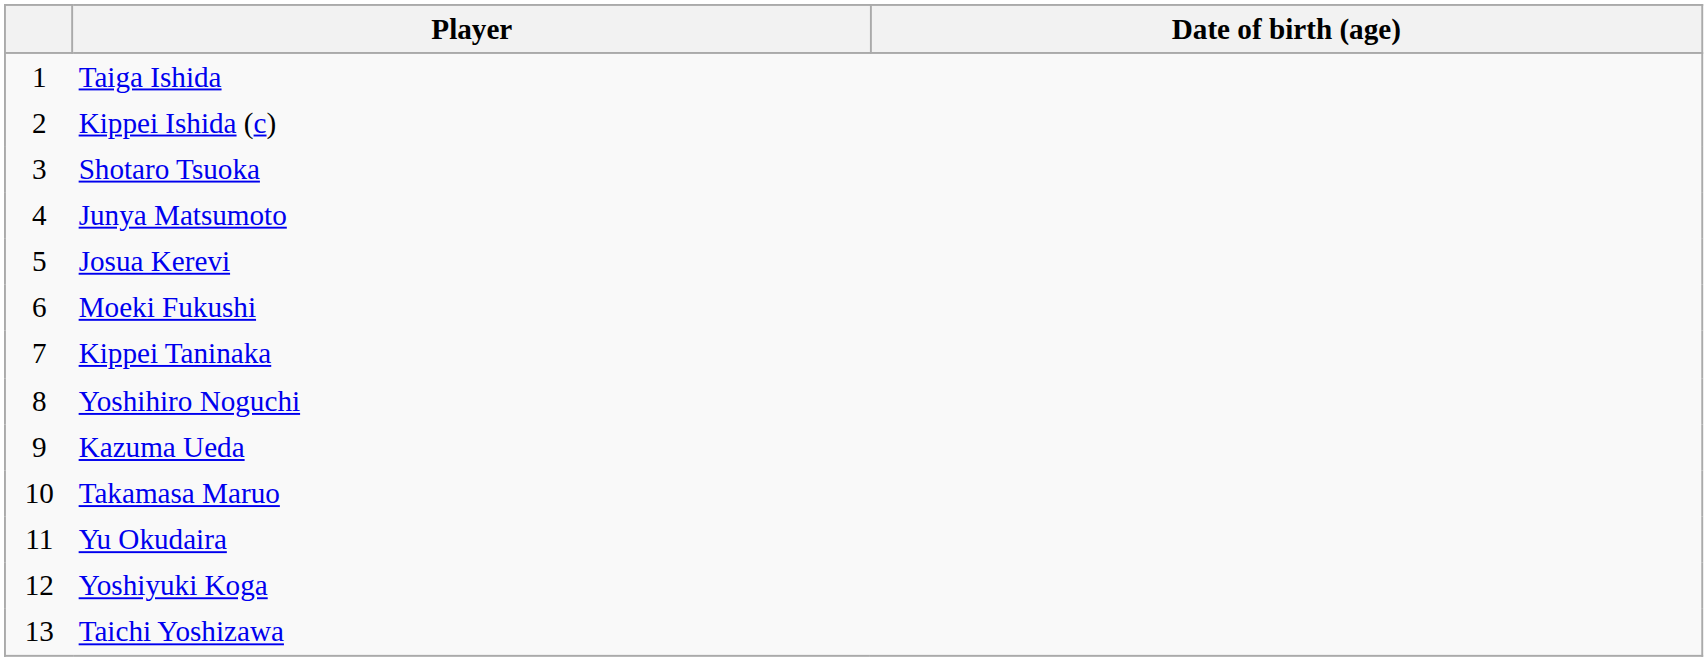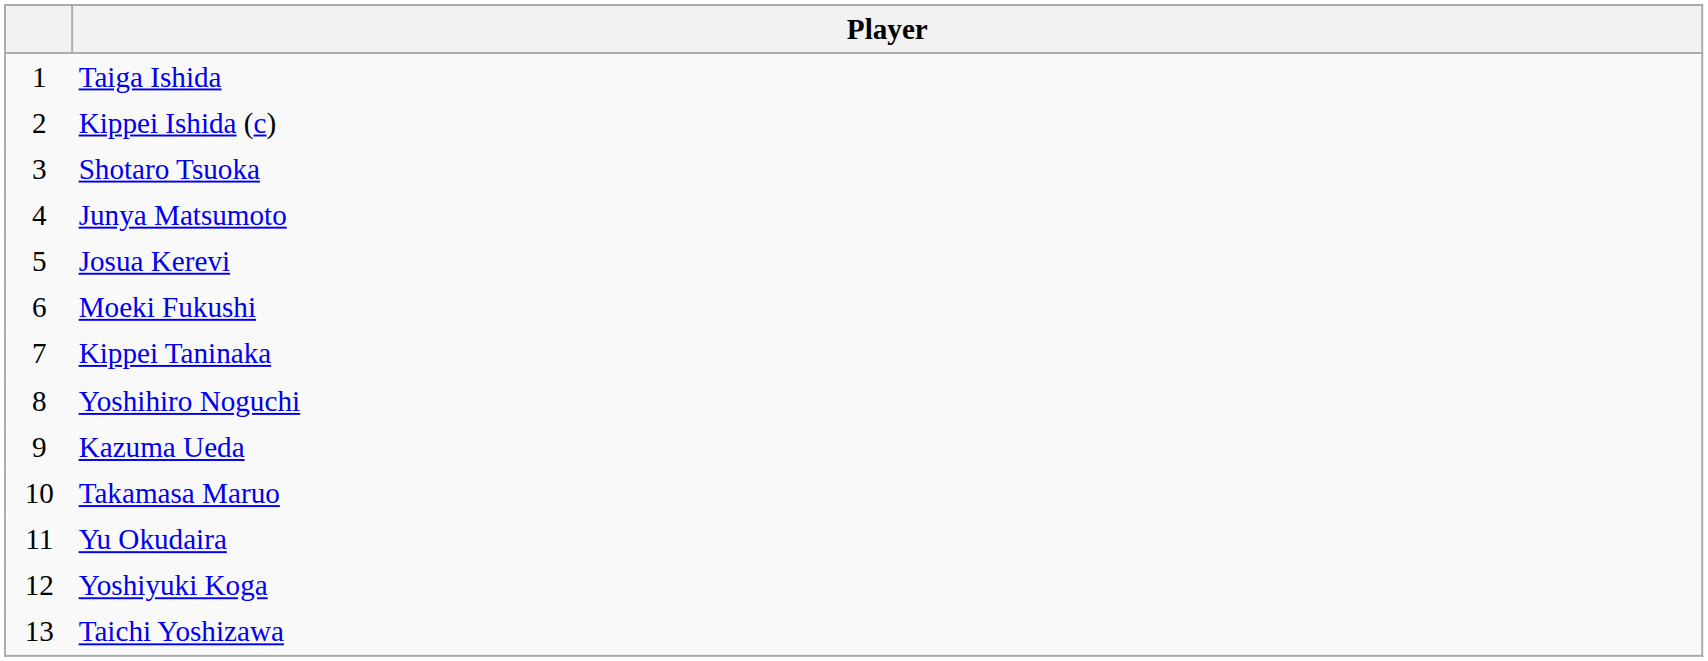- column: (1286, 28)
